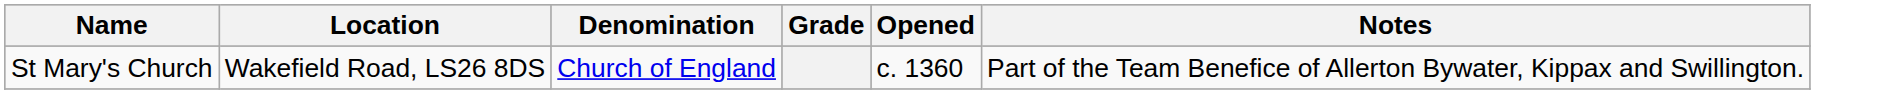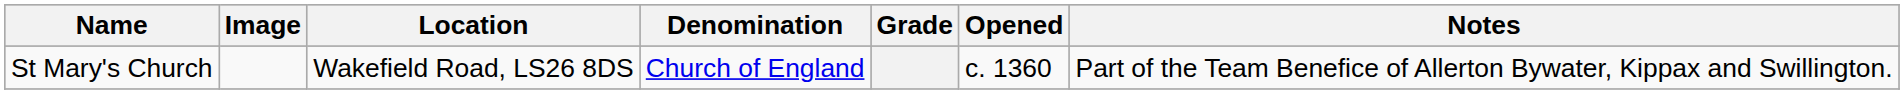+ column: (263, 25)
